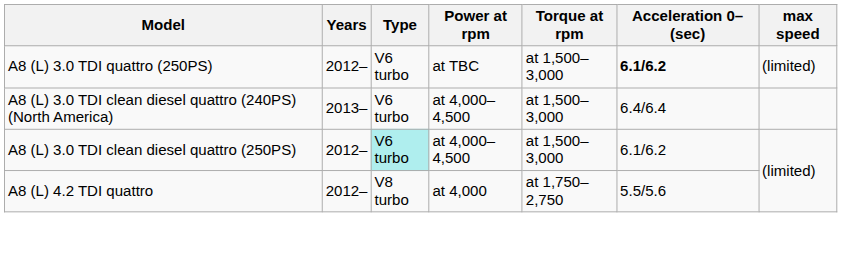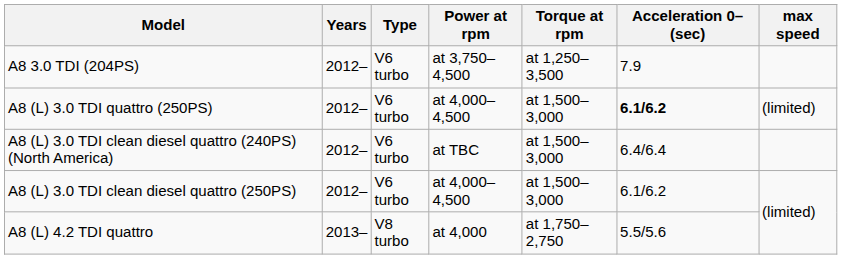+ row: (73, 66)
(456, 66) at TBC -> (464, 107) at 4,000–4,500
(347, 107) 2013– -> (347, 149) 2012–
(464, 107) at 4,000–4,500 -> (456, 149) at TBC
(392, 149) paleturquoise background -> (392, 191) no background
(347, 191) 2012– -> (347, 232) 2013–
